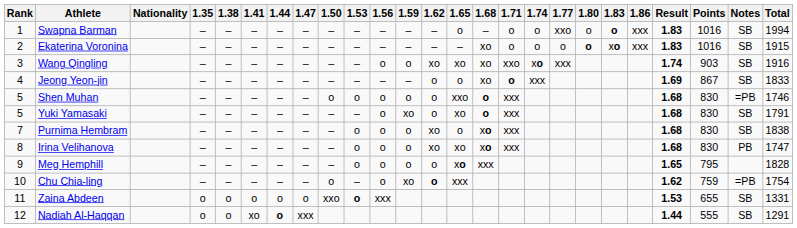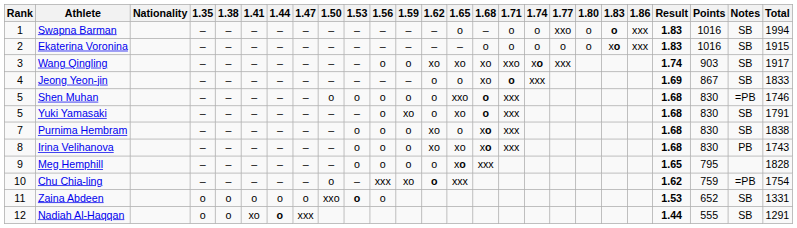(486, 47) xo -> (486, 47) o
(589, 47) bold -> (589, 47) normal
(777, 64) 1916 -> (777, 64) 1917
(777, 148) 1747 -> (777, 148) 1743
(383, 182) o -> (383, 182) xxx
(383, 198) xxx -> (383, 198) o
(709, 198) 655 -> (709, 198) 652
